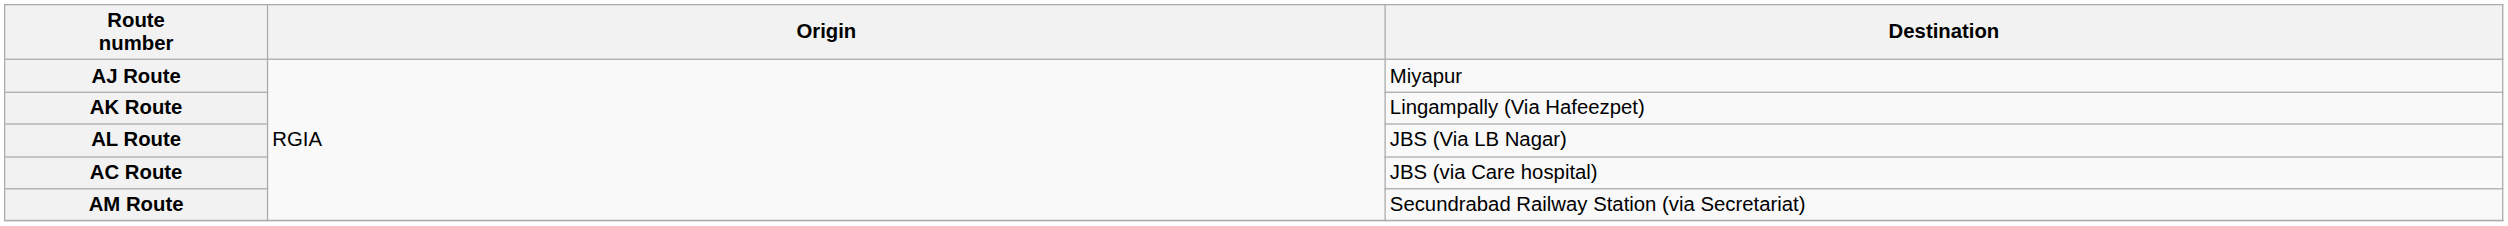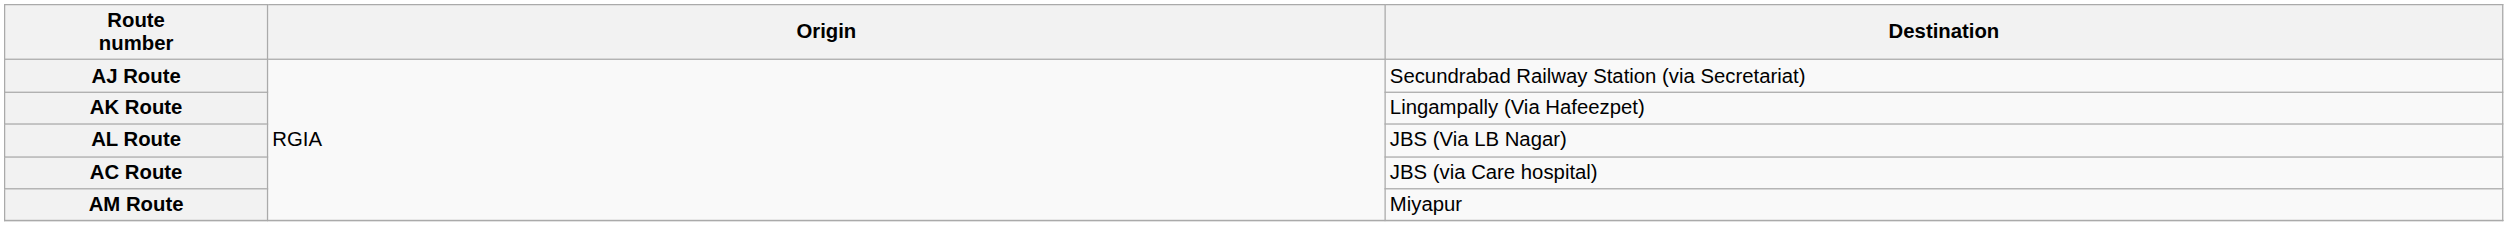(1426, 75) Miyapur -> (1598, 75) Secundrabad Railway Station (via Secretariat)
(1598, 204) Secundrabad Railway Station (via Secretariat) -> (1426, 204) Miyapur
